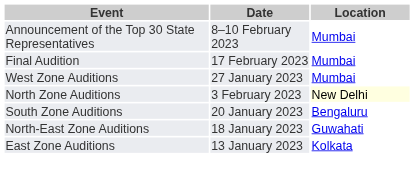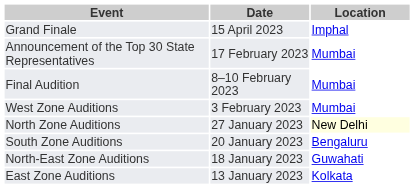+ row: (41, 29)
(251, 36) 8–10 February 2023 -> (260, 53) 17 February 2023
(260, 60) 17 February 2023 -> (251, 84) 8–10 February 2023
(257, 77) 27 January 2023 -> (256, 108) 3 February 2023
(256, 94) 3 February 2023 -> (257, 125) 27 January 2023
